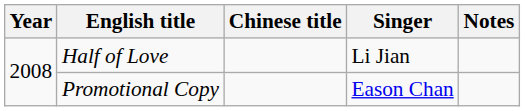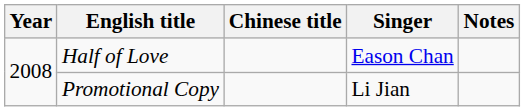(381, 55) Li Jian -> (403, 55) Eason Chan
(403, 88) Eason Chan -> (381, 88) Li Jian
